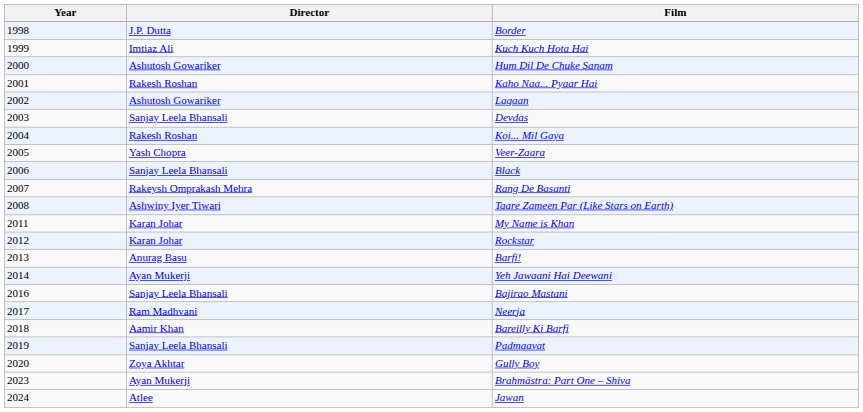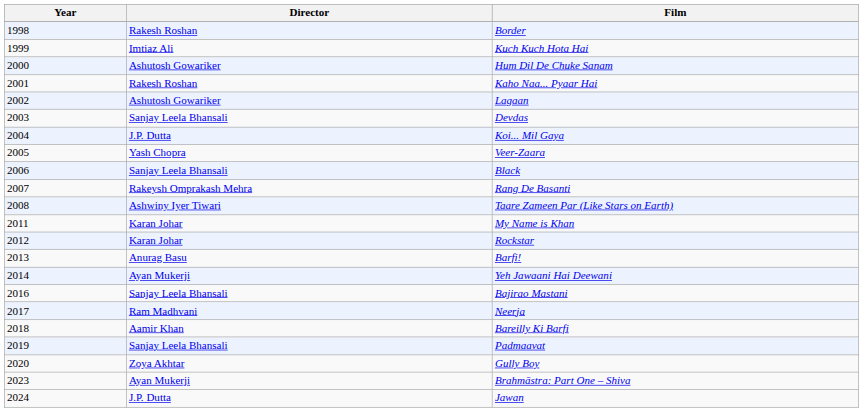(150, 30) J.P. Dutta -> (163, 30) Rakesh Roshan
(163, 135) Rakesh Roshan -> (150, 135) J.P. Dutta
(141, 398) Atlee -> (150, 398) J.P. Dutta
